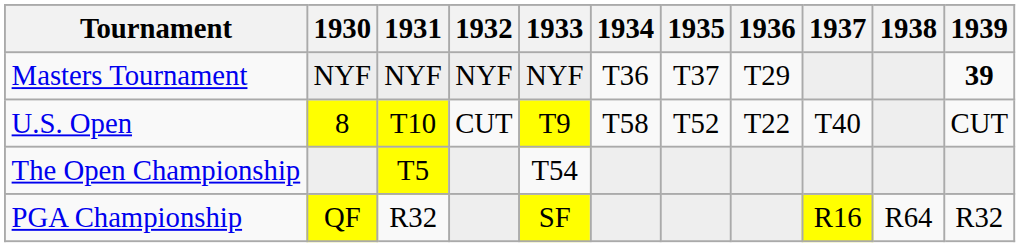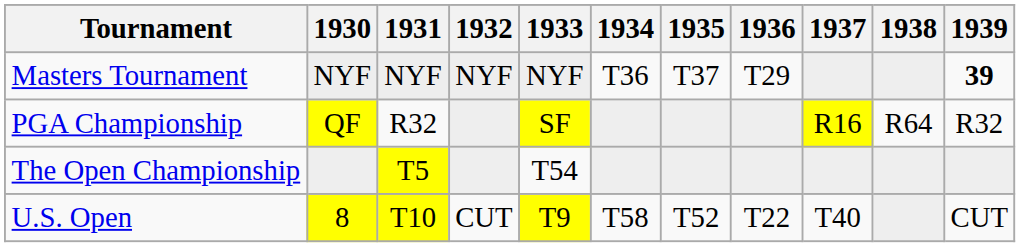rows swapped: (72, 123) <-> (127, 217)
